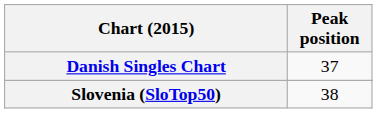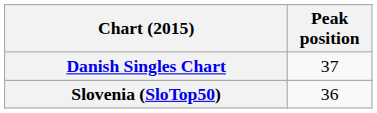(330, 94) 38 -> (330, 94) 36
